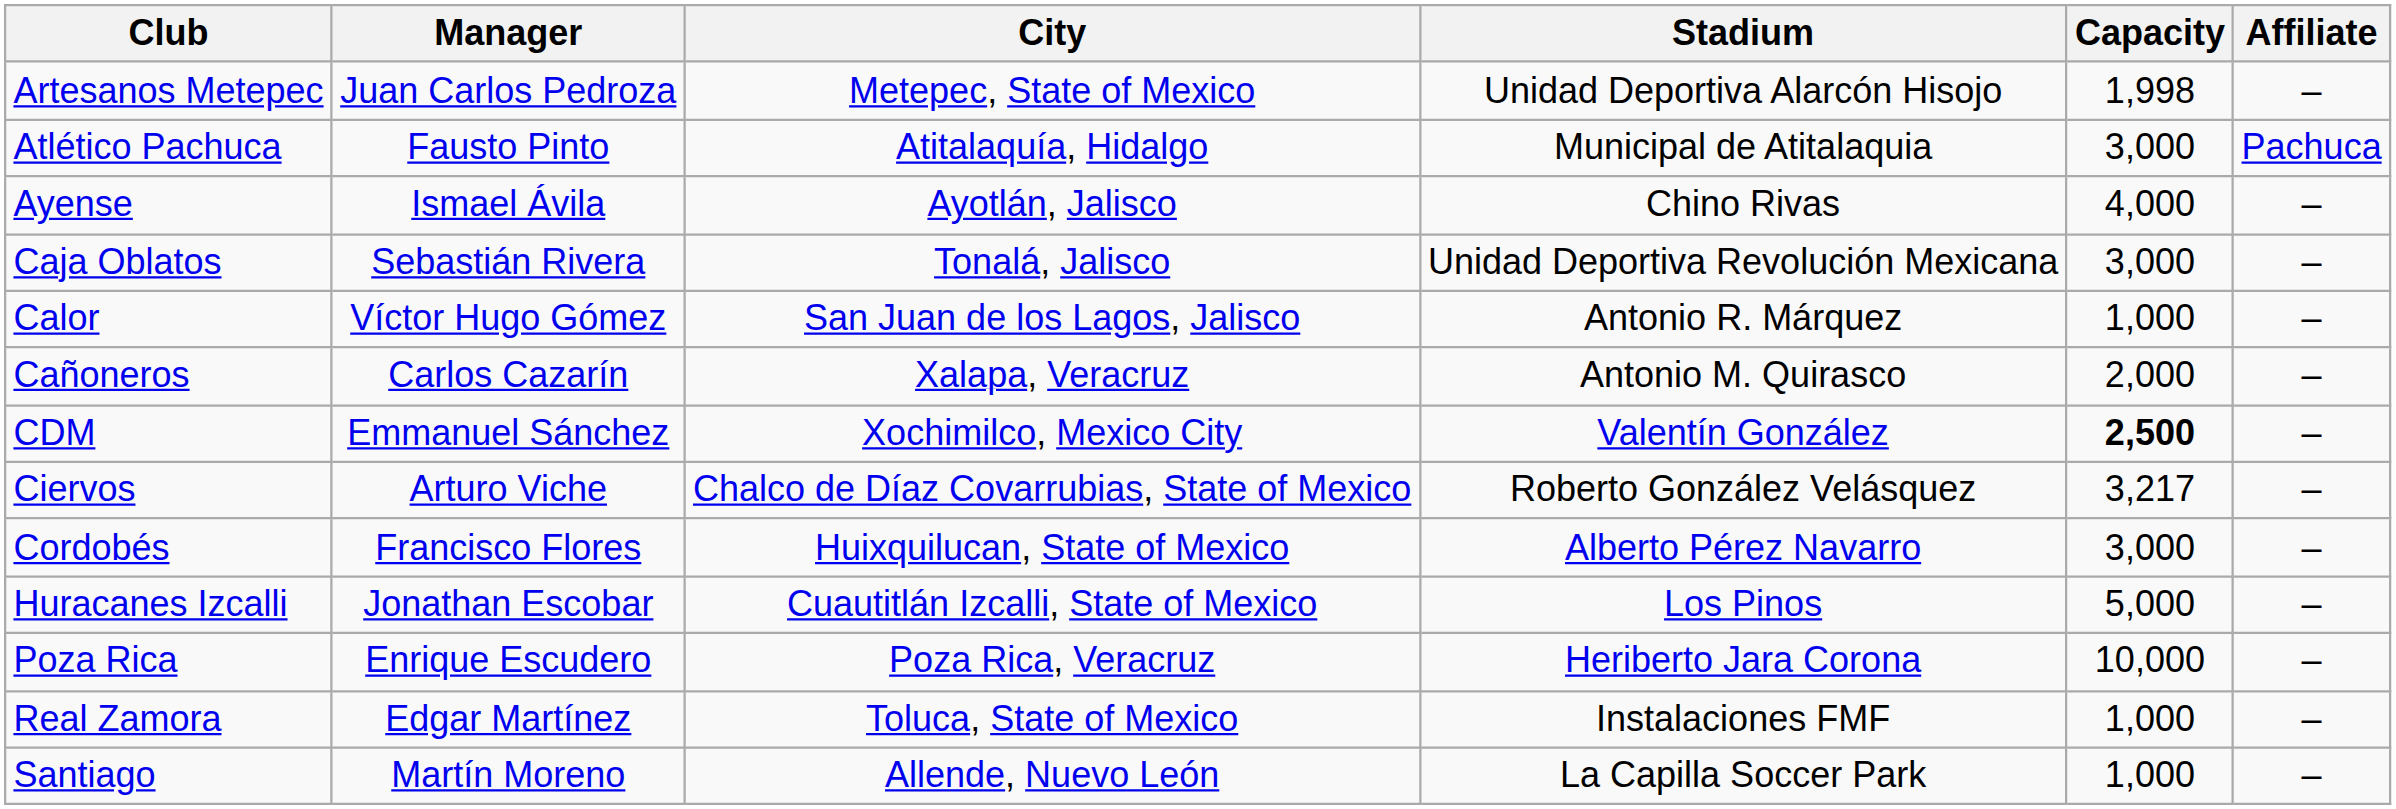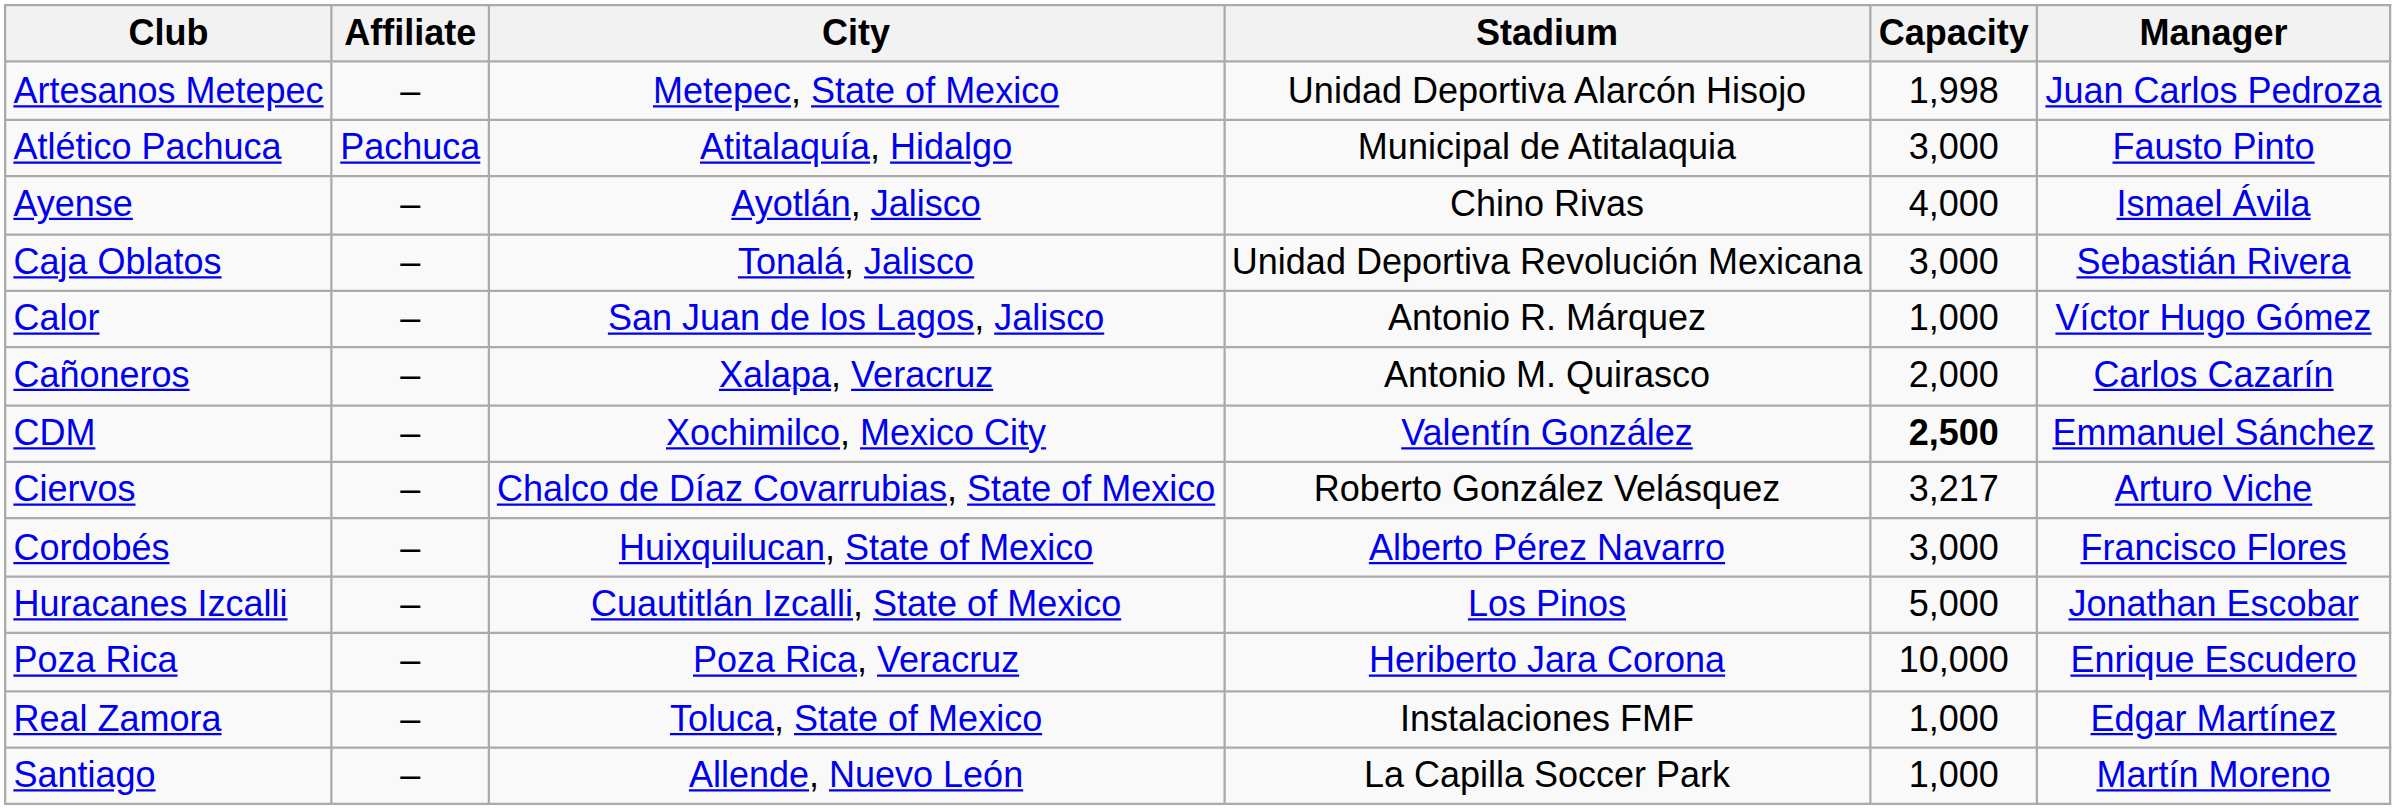columns swapped: (508, 33) <-> (2312, 33)
